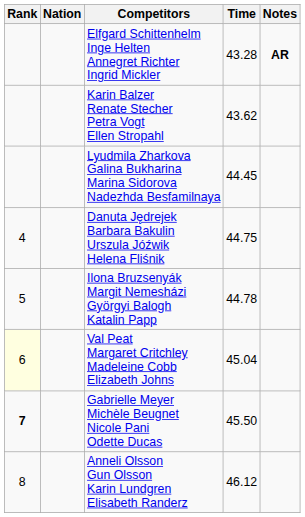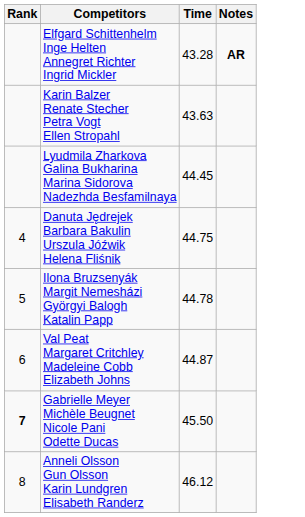- column: (62, 14)
(242, 115) 43.62 -> (198, 115) 43.63
(22, 360) lightyellow background -> (22, 360) no background
(242, 360) 45.04 -> (198, 360) 44.87
